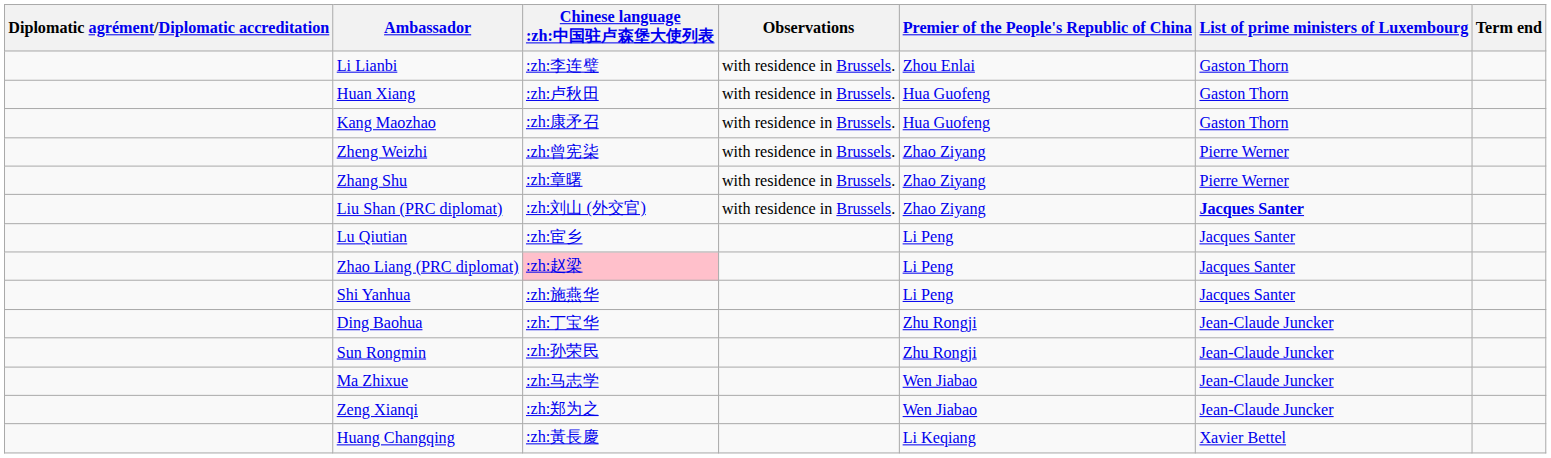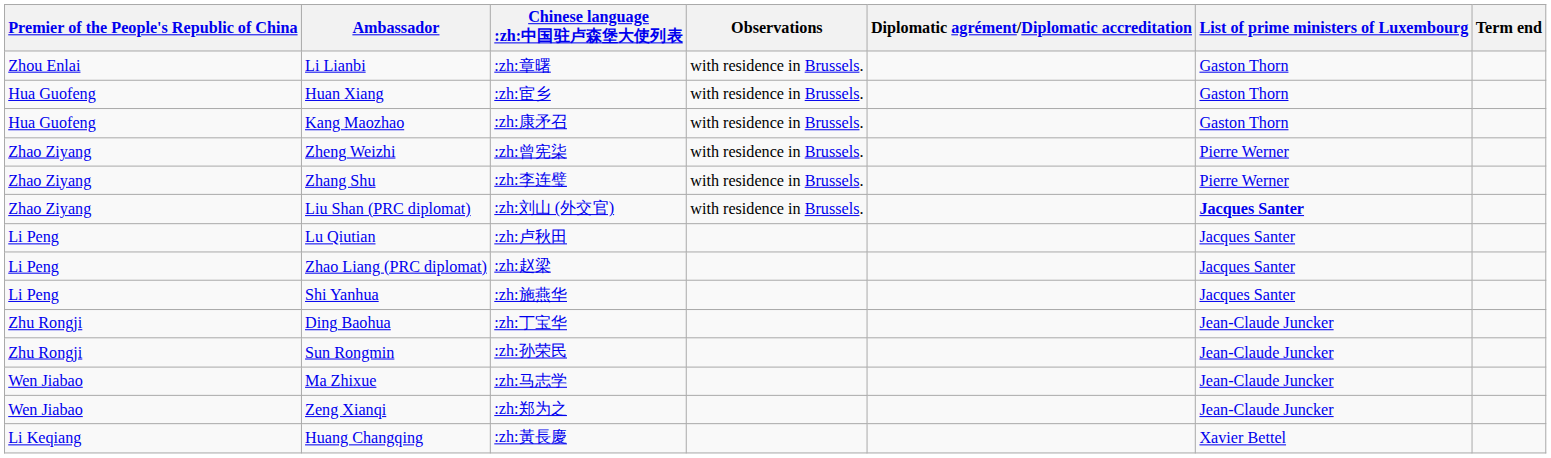columns swapped: (169, 27) <-> (1047, 27)
(562, 65) :zh:李连璧 -> (523, 65) :zh:章曙
(562, 93) :zh:卢秋田 -> (523, 93) :zh:宦乡
(554, 179) :zh:章曙 -> (531, 179) :zh:李连璧
(554, 237) :zh:宦乡 -> (531, 237) :zh:卢秋田
(554, 265) pink background -> (523, 265) no background
